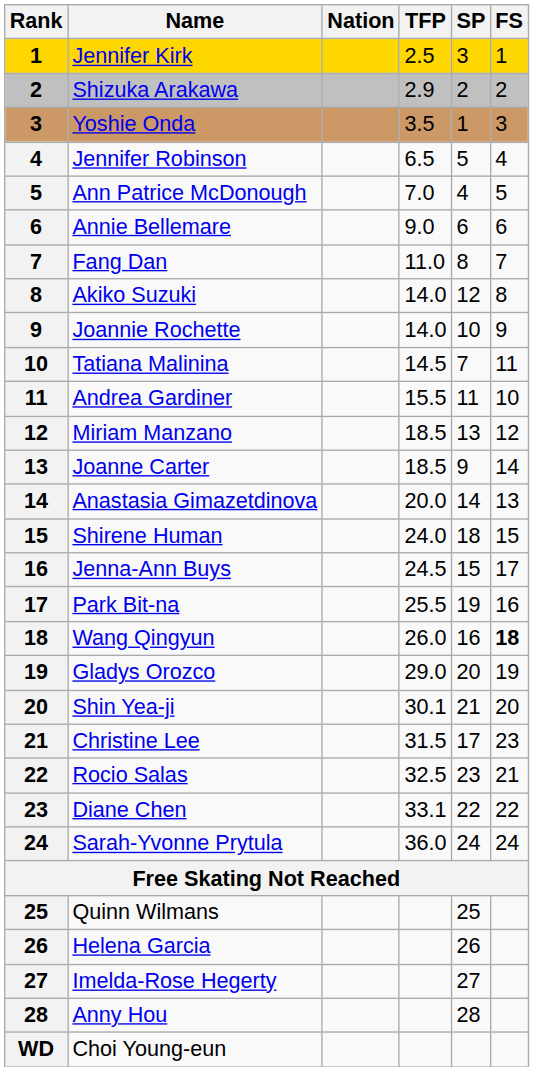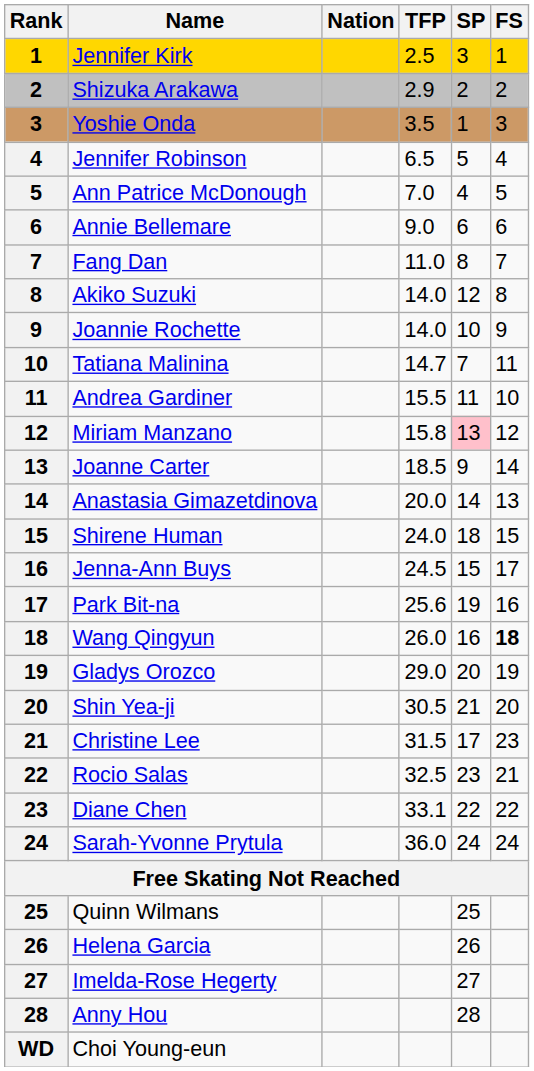(426, 364) 14.5 -> (426, 364) 14.7
(426, 432) 18.5 -> (426, 432) 15.8
(468, 432) no background -> (468, 432) pink background
(426, 603) 25.5 -> (426, 603) 25.6
(426, 706) 30.1 -> (426, 706) 30.5
